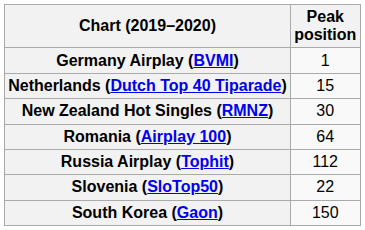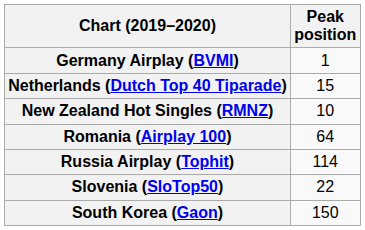(325, 111) 30 -> (325, 111) 10
(325, 162) 112 -> (325, 162) 114
